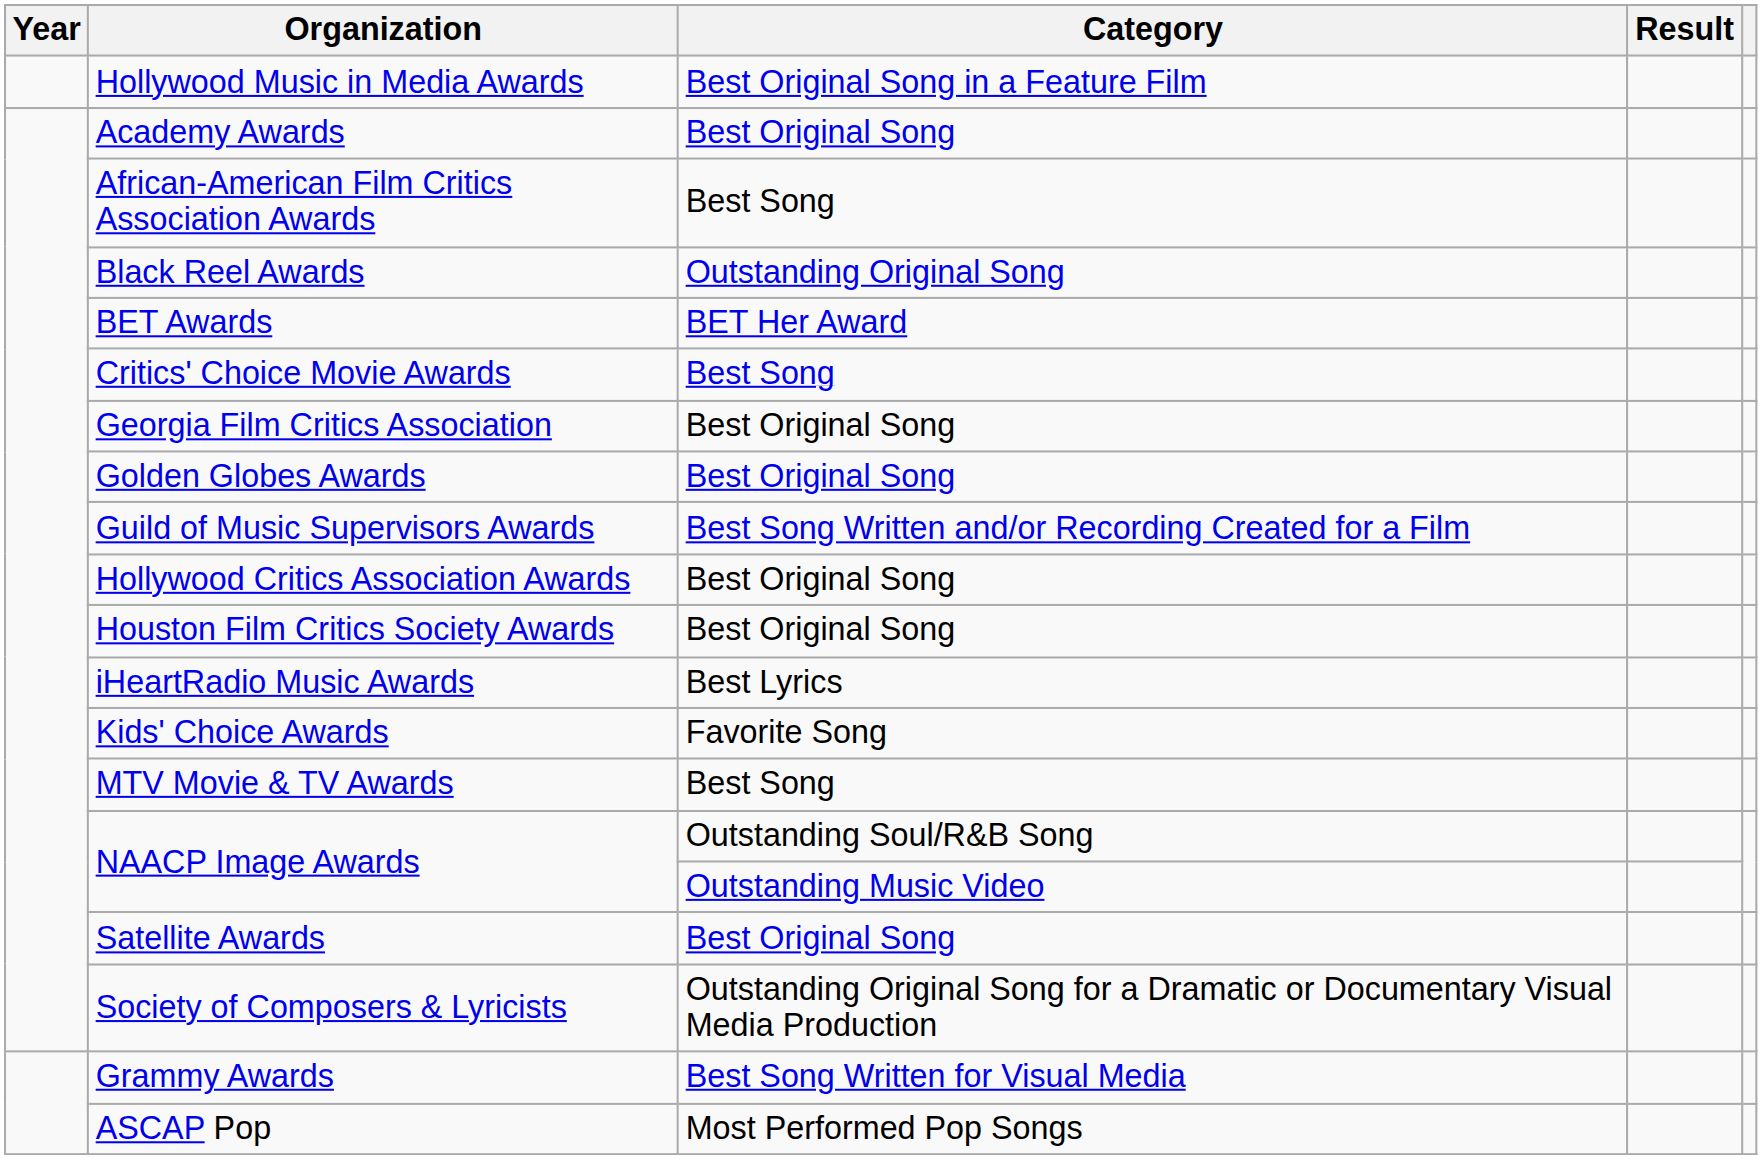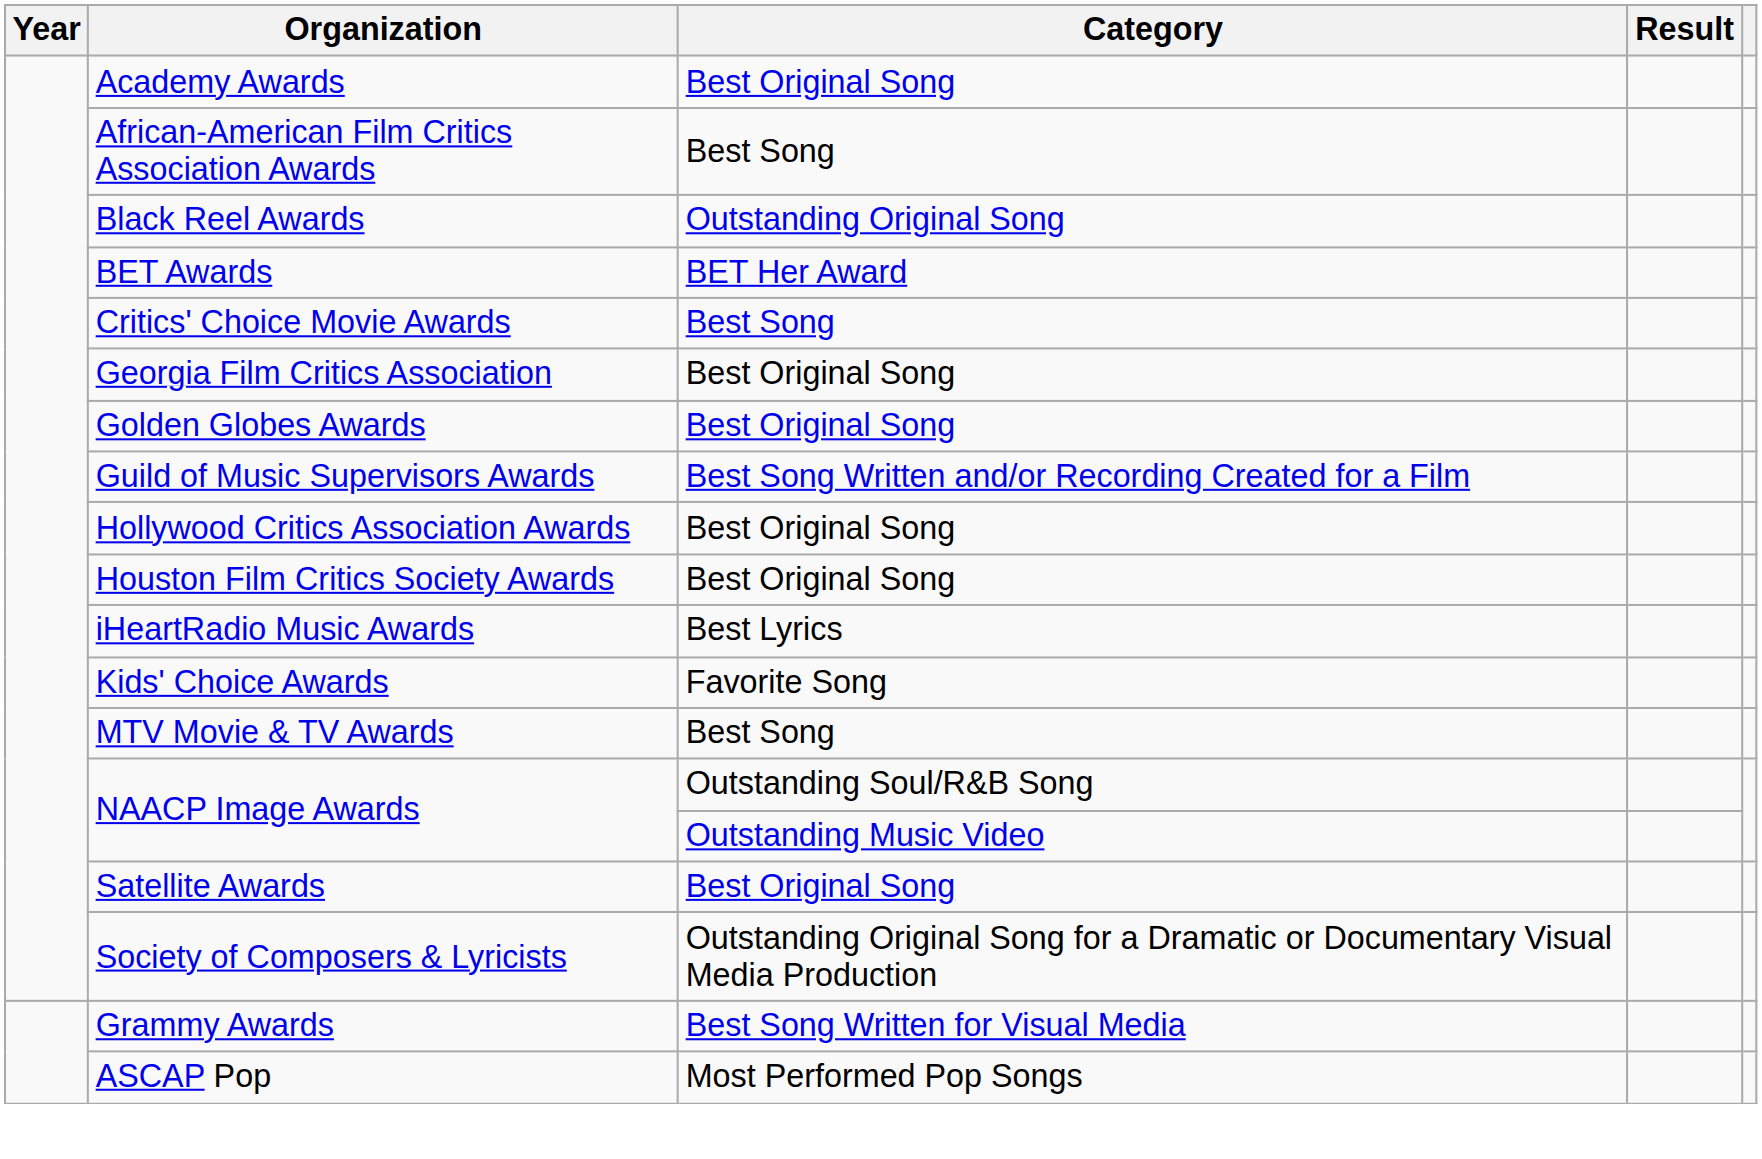- row: (340, 81)
